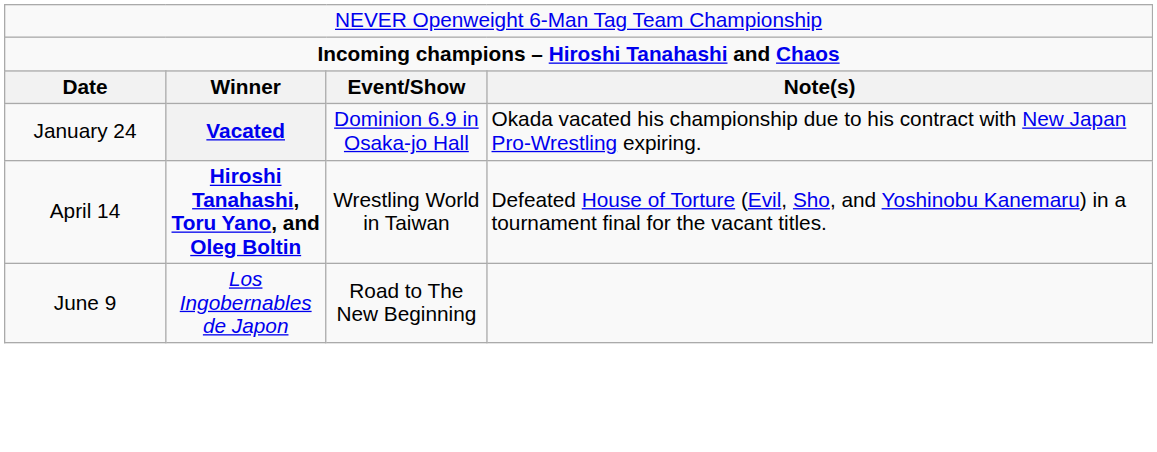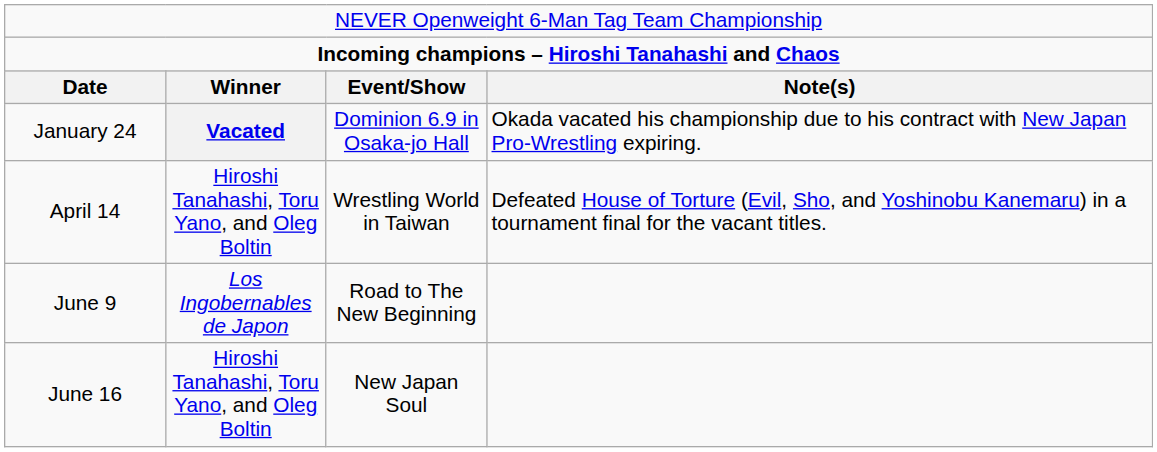(246, 211) bold -> (246, 211) normal
+ row: (85, 394)
